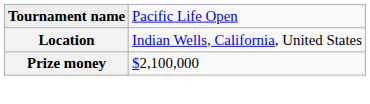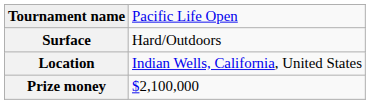+ row: (67, 39)
